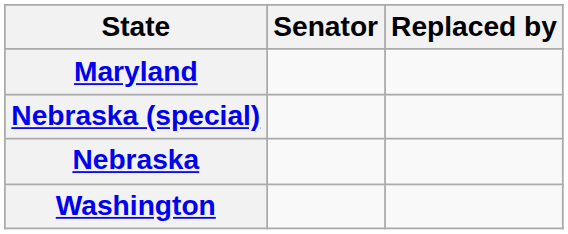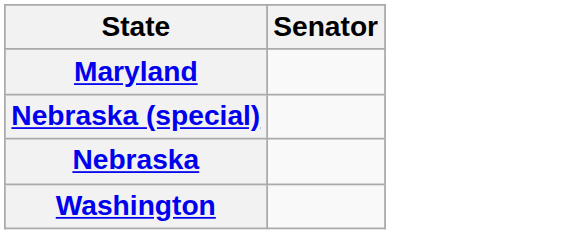- column: (474, 26)
